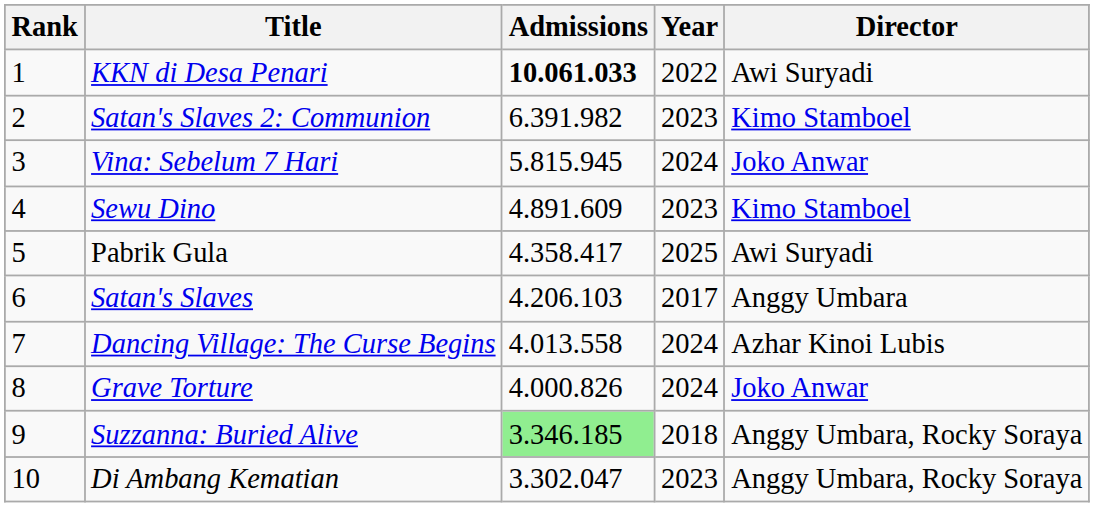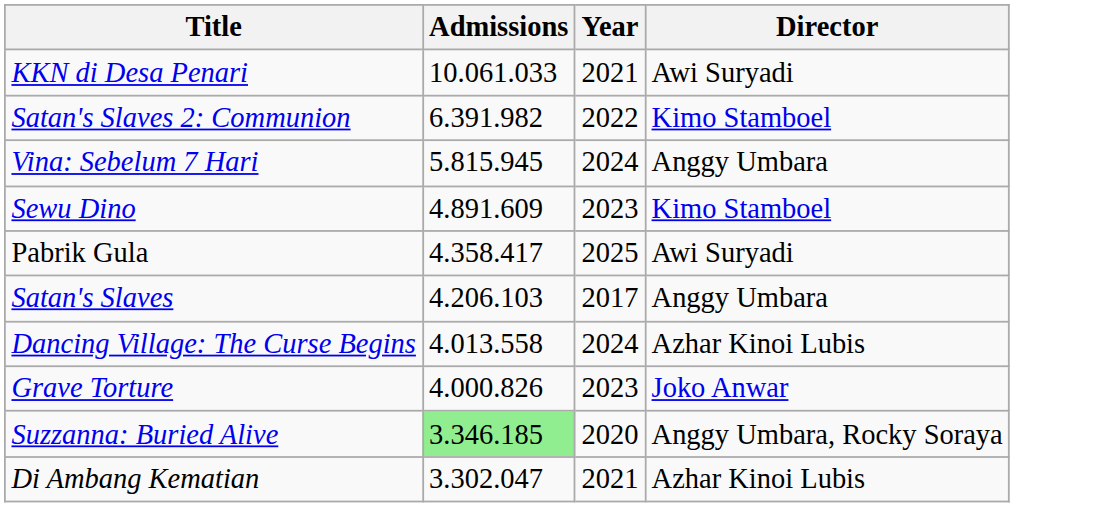- column: (45, 27)
(573, 72) bold -> (493, 72) normal
(690, 72) 2022 -> (610, 72) 2021
(690, 117) 2023 -> (610, 117) 2022
(800, 162) Joko Anwar -> (740, 162) Anggy Umbara
(690, 388) 2024 -> (610, 388) 2023
(690, 433) 2018 -> (610, 433) 2020
(690, 478) 2023 -> (610, 478) 2021
(907, 478) Anggy Umbara, Rocky Soraya -> (758, 478) Azhar Kinoi Lubis
